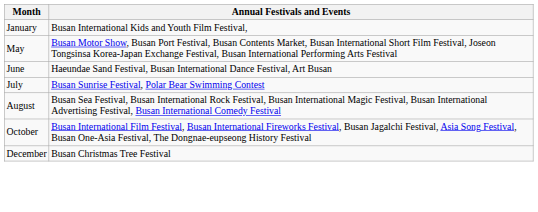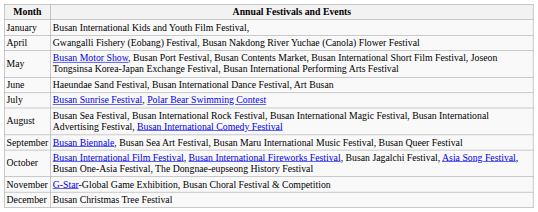+ row: (17, 43)
+ row: (27, 142)
+ row: (27, 184)
